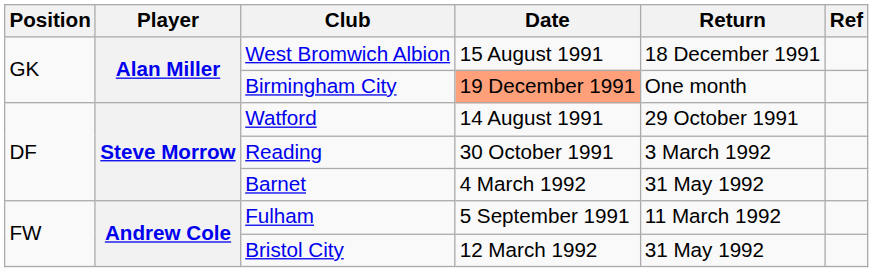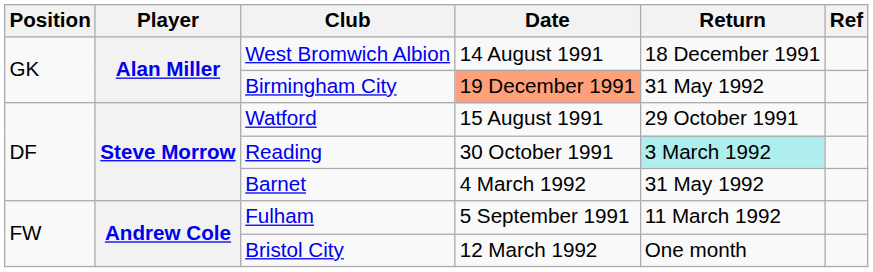(531, 53) 15 August 1991 -> (531, 53) 14 August 1991
(696, 86) One month -> (704, 86) 31 May 1992
(531, 119) 14 August 1991 -> (531, 119) 15 August 1991
(708, 151) no background -> (708, 151) paleturquoise background
(704, 250) 31 May 1992 -> (696, 250) One month
